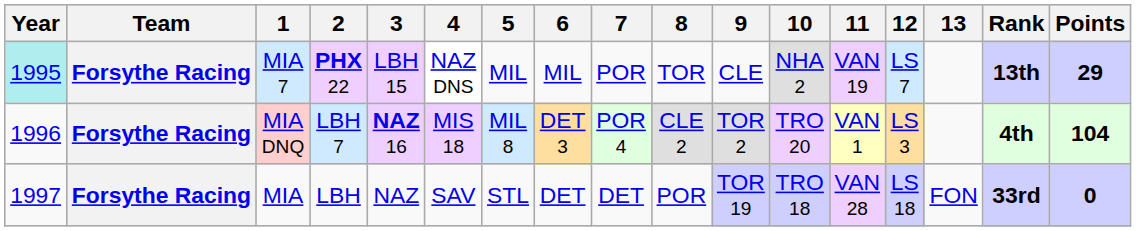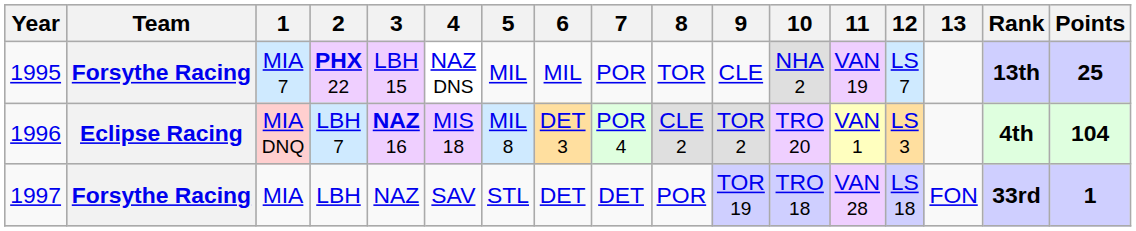(36, 72) paleturquoise background -> (36, 72) no background
(1090, 72) 29 -> (1090, 72) 25
(161, 134) Forsythe Racing -> (161, 134) Eclipse Racing
(1090, 195) 0 -> (1090, 195) 1
